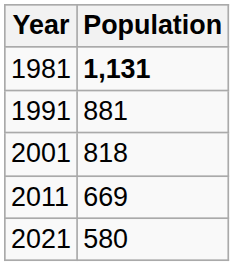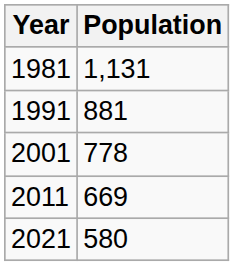(117, 68) bold -> (117, 68) normal
(106, 153) 818 -> (106, 153) 778
